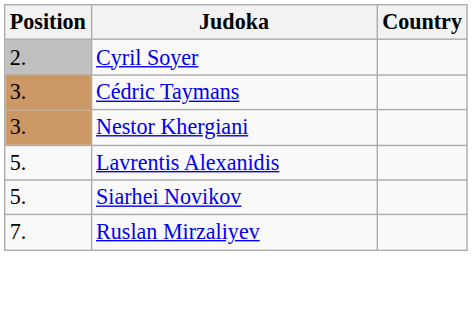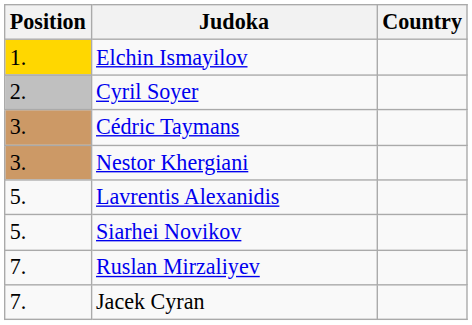+ row: (172, 57)
+ row: (150, 302)
